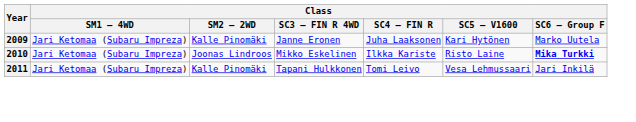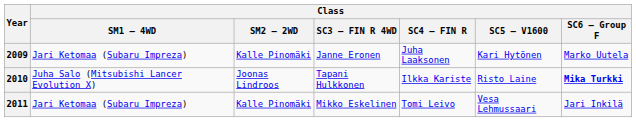(110, 55) Jari Ketomaa (Subaru Impreza) -> (107, 80) Juha Salo (Mitsubishi Lancer Evolution X)
(316, 55) Mikko Eskelinen -> (340, 80) Tapani Hulkkonen
(319, 69) Tapani Hulkkonen -> (356, 105) Mikko Eskelinen
